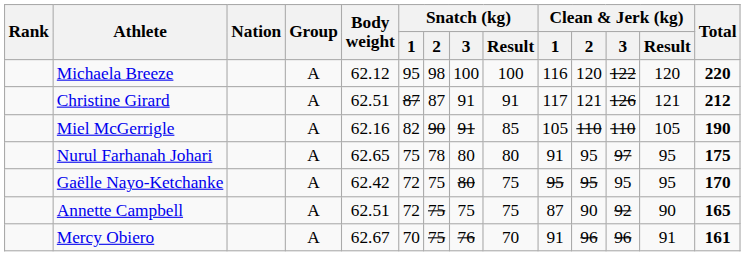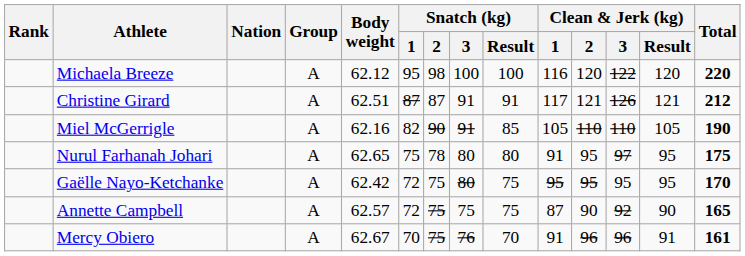(370, 210) 62.51 -> (370, 210) 62.57
